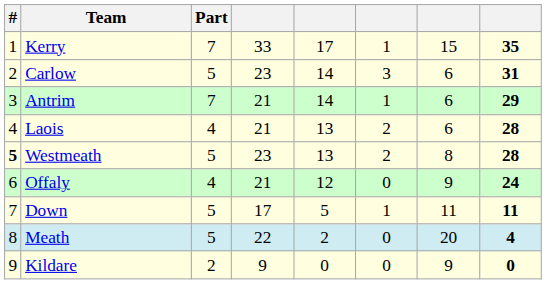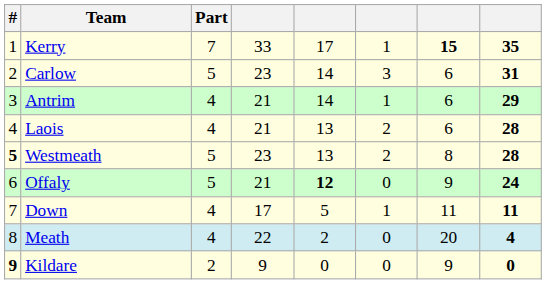(449, 45) normal -> (449, 45) bold
(211, 100) 7 -> (211, 100) 4
(211, 182) 4 -> (211, 182) 5
(325, 182) normal -> (325, 182) bold
(211, 210) 5 -> (211, 210) 4
(211, 237) 5 -> (211, 237) 4
(13, 264) normal -> (13, 264) bold
